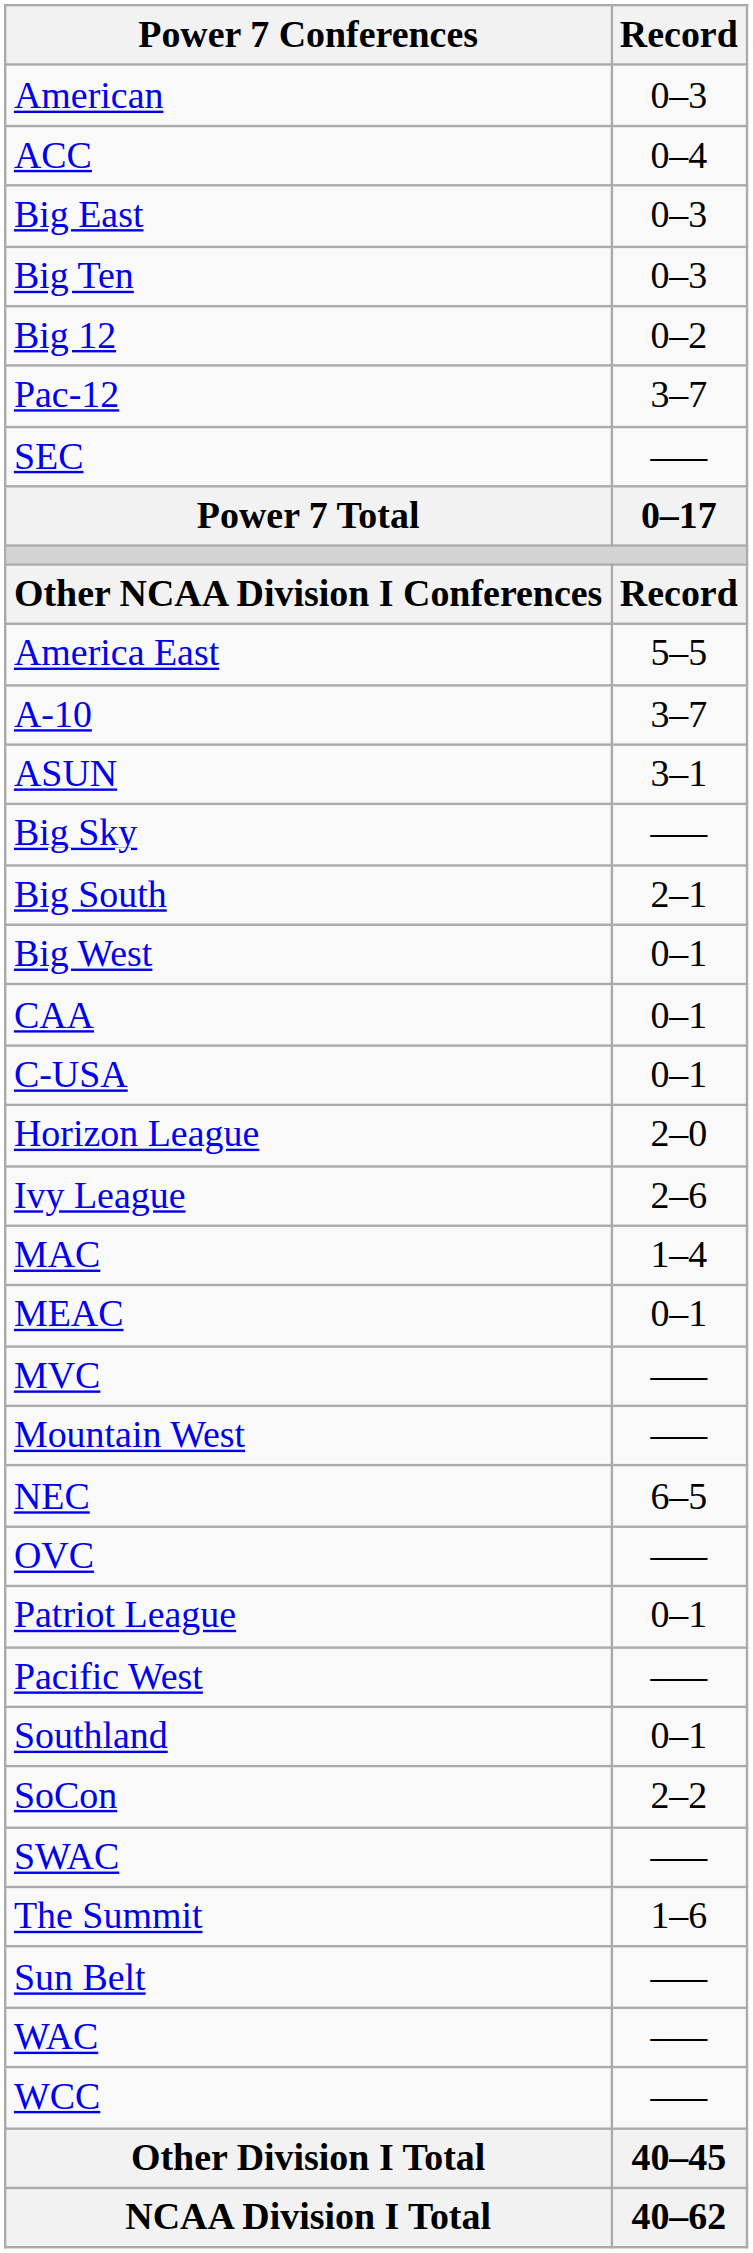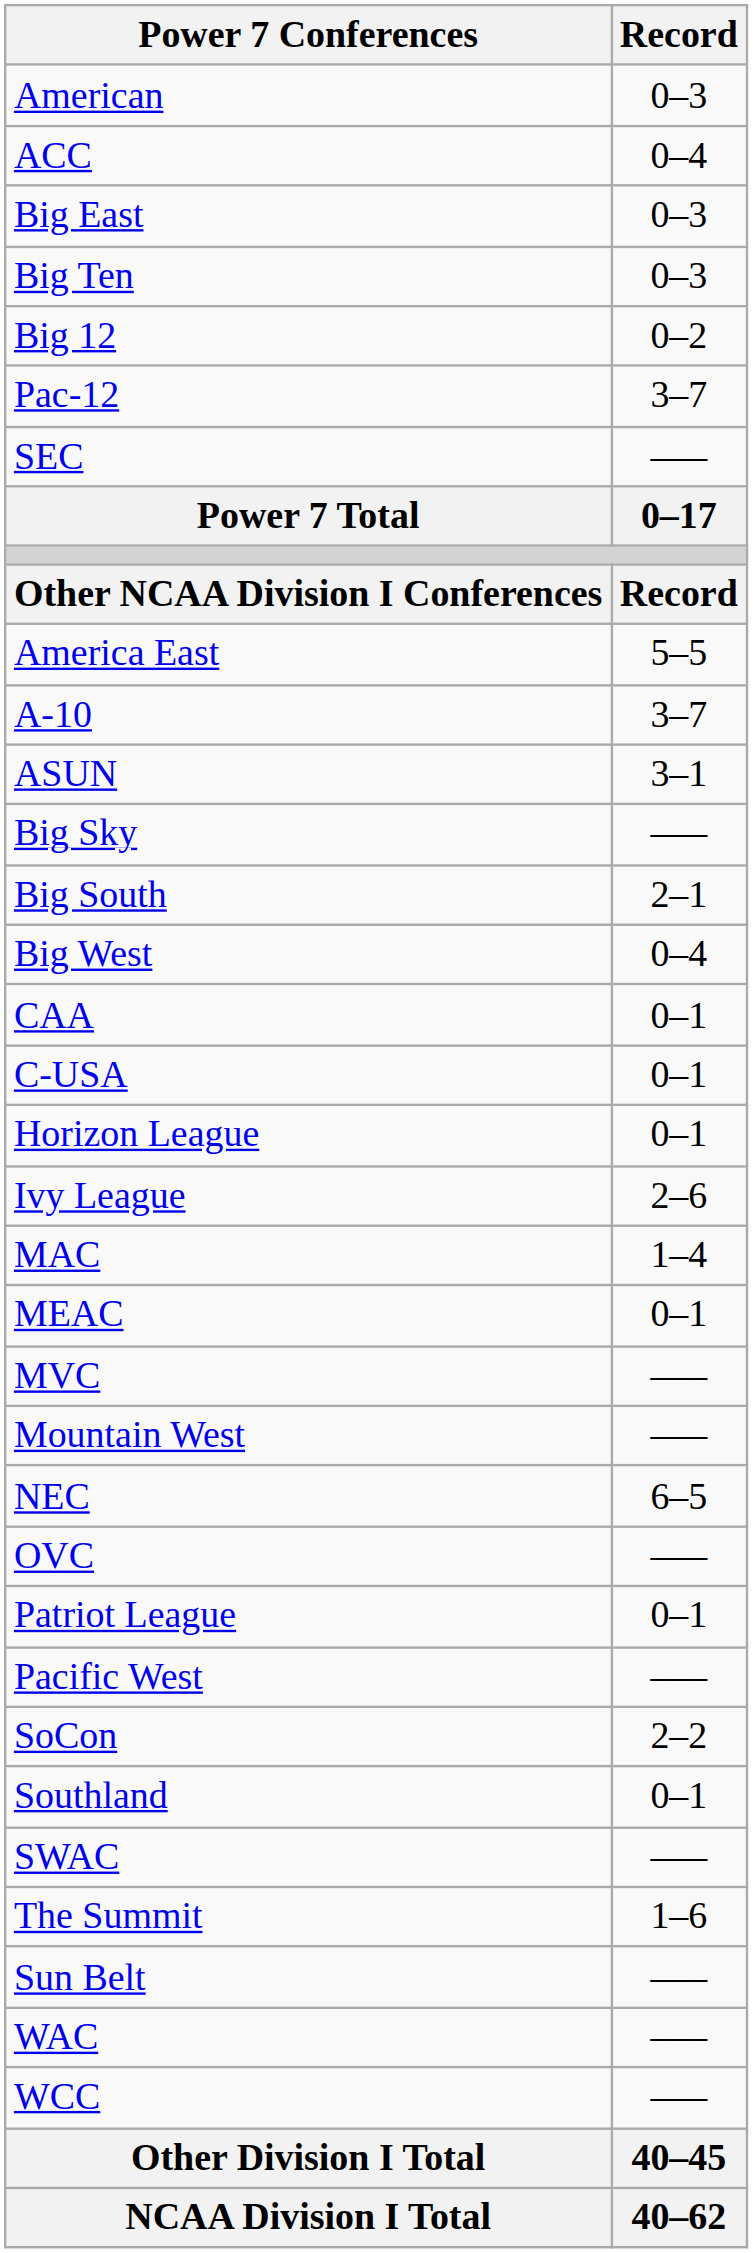(679, 954) 0–1 -> (679, 954) 0–4
(679, 1134) 2–0 -> (679, 1134) 0–1
rows swapped: (66, 1796) <-> (91, 1735)
